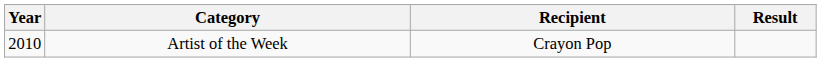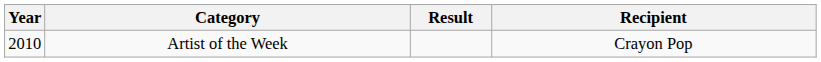columns swapped: (572, 17) <-> (775, 17)
